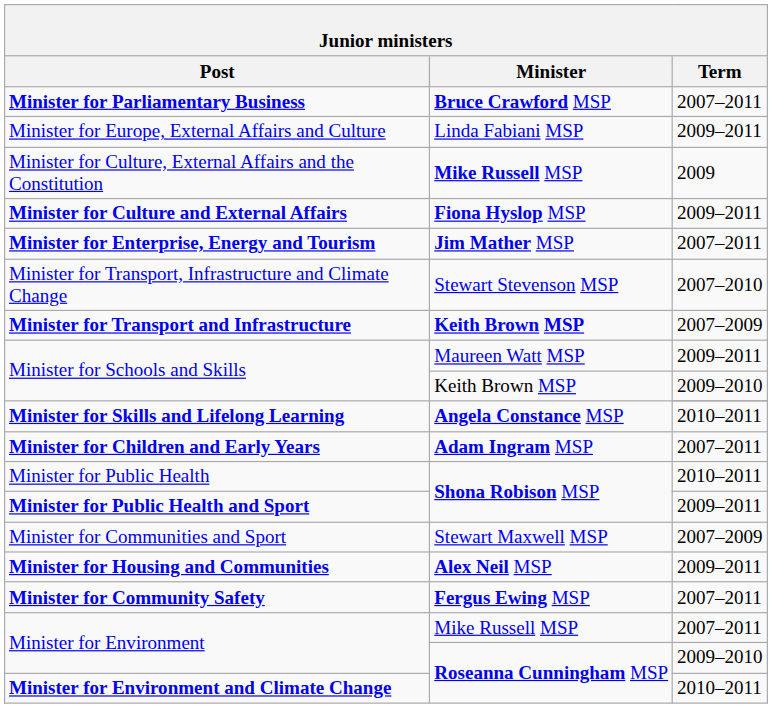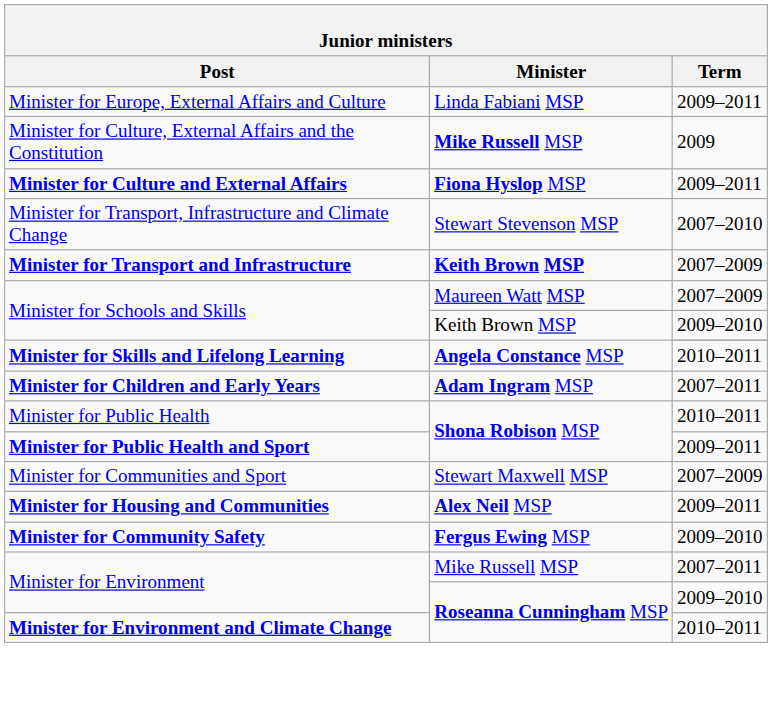- row: (157, 101)
- row: (192, 243)
(719, 355) 2009–2011 -> (720, 295) 2007–2009
(719, 597) 2007–2011 -> (720, 536) 2009–2010
